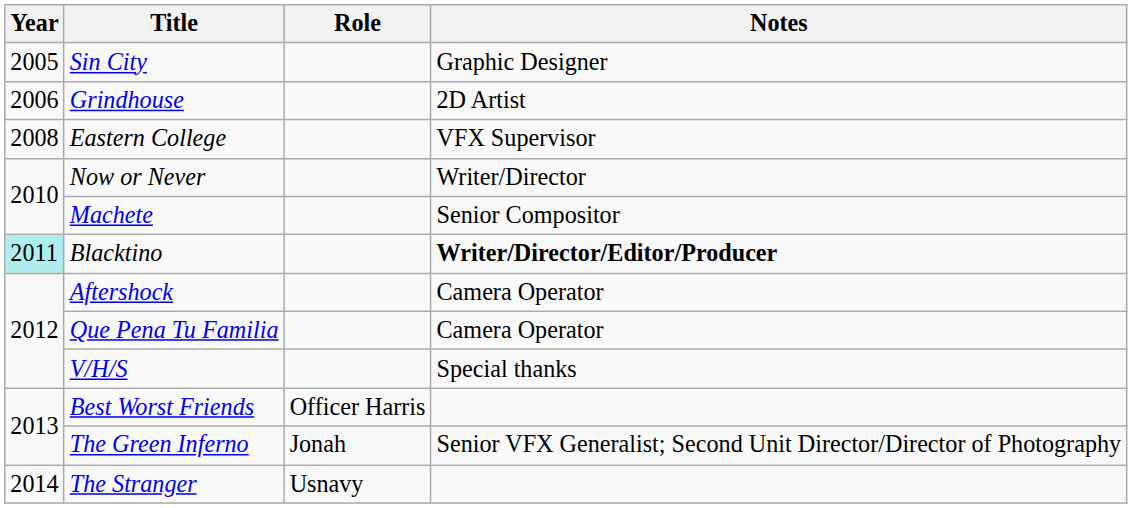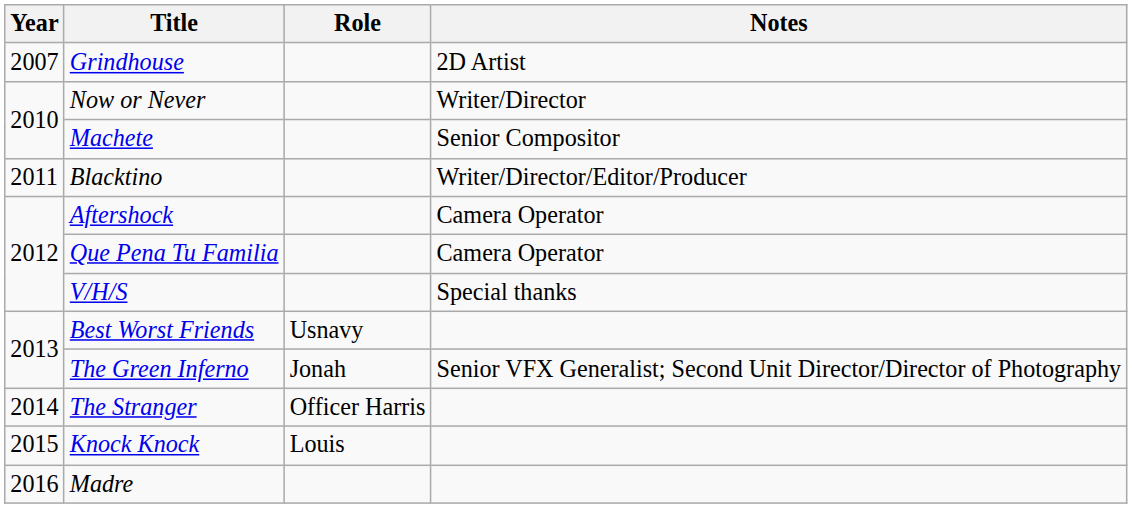- row: (108, 61)
(34, 100) 2006 -> (34, 61) 2007
- row: (148, 138)
(34, 253) paleturquoise background -> (34, 176) no background
(607, 253) bold -> (592, 176) normal
(357, 406) Officer Harris -> (327, 330) Usnavy
(327, 483) Usnavy -> (357, 406) Officer Harris
+ row: (135, 445)
+ row: (102, 483)
